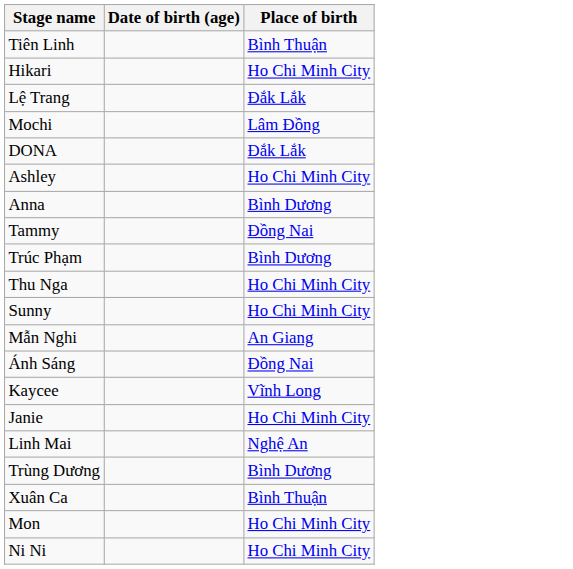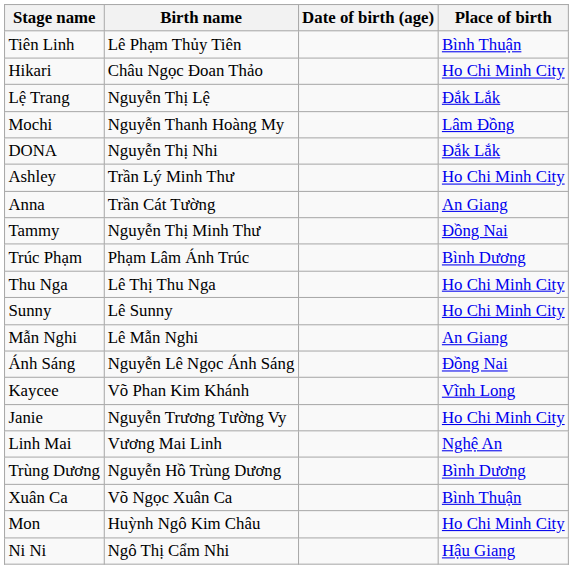+ column: (201, 17)
(289, 204) Bình Dương -> (475, 204) An Giang
(309, 550) Ho Chi Minh City -> (479, 550) Hậu Giang
